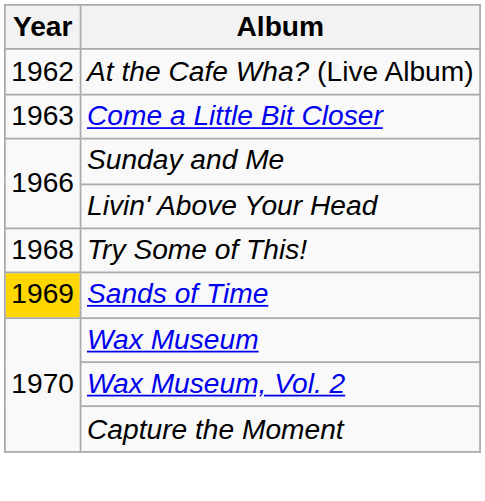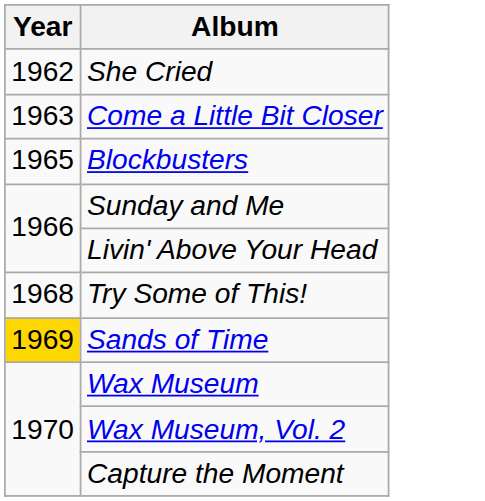+ row: (150, 71)
- row: (280, 71)
+ row: (168, 160)
